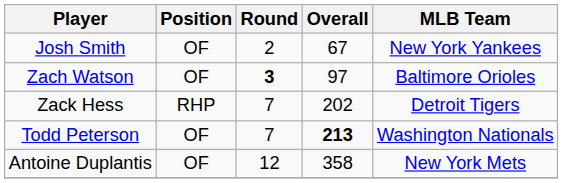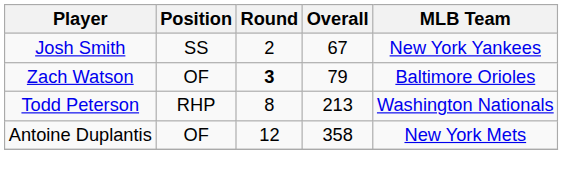(196, 47) OF -> (196, 47) SS
(338, 76) 97 -> (338, 76) 79
- row: (80, 105)
(196, 134) OF -> (196, 105) RHP
(269, 134) 7 -> (269, 105) 8
(338, 134) bold -> (338, 105) normal
